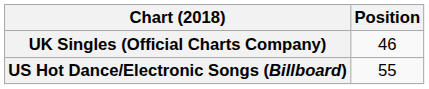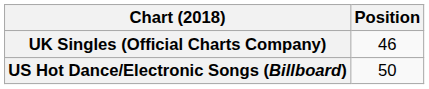(387, 70) 55 -> (387, 70) 50
